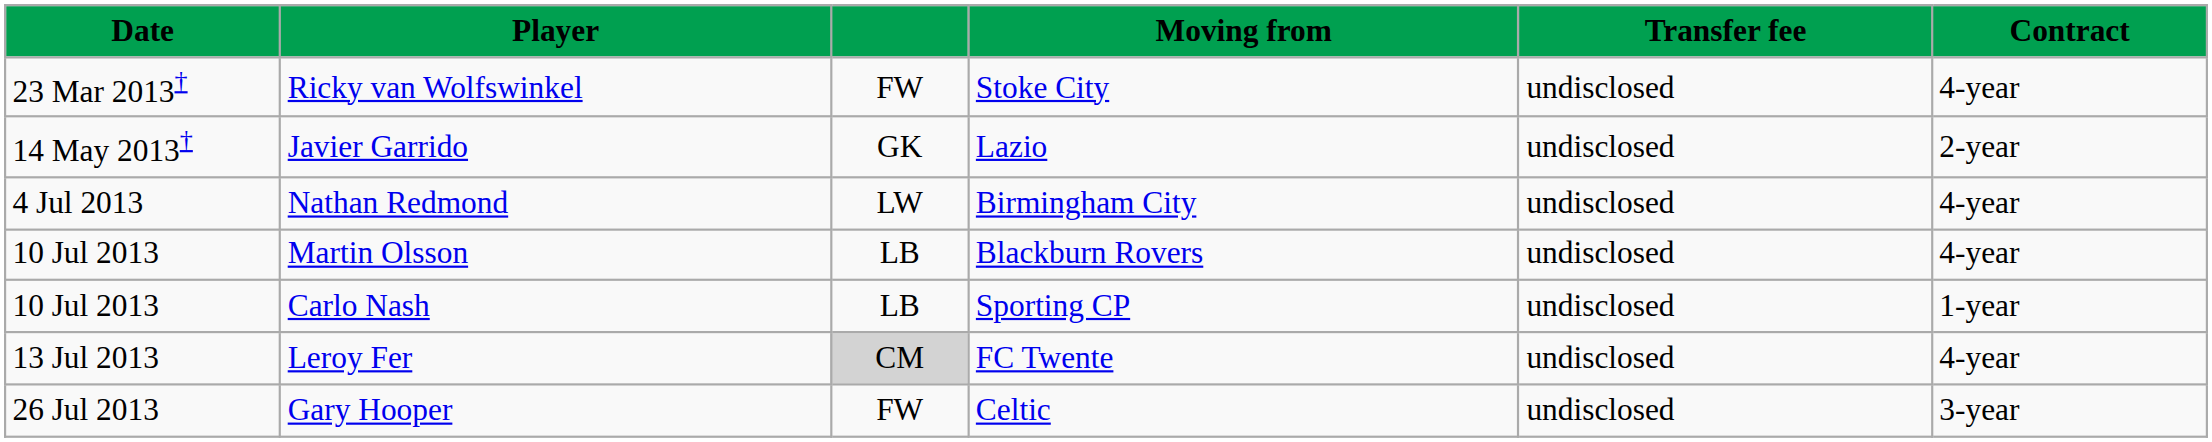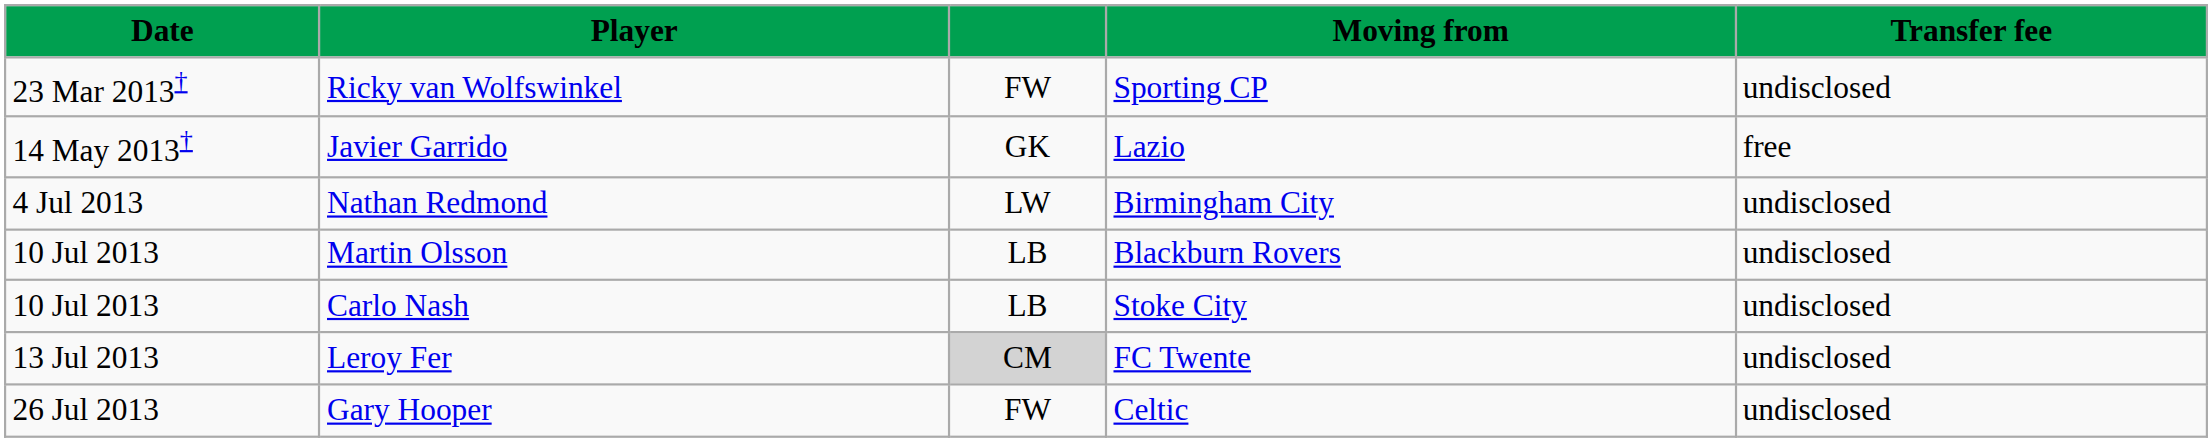- column: (2070, 30)
(1043, 86) Stoke City -> (1191, 86) Sporting CP
(1600, 146) undisclosed -> (1767, 146) free
(1053, 306) Sporting CP -> (1180, 306) Stoke City
